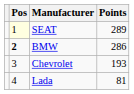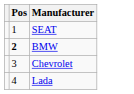- column: (113, 13)
(14, 30) lightyellow background -> (14, 30) no background
